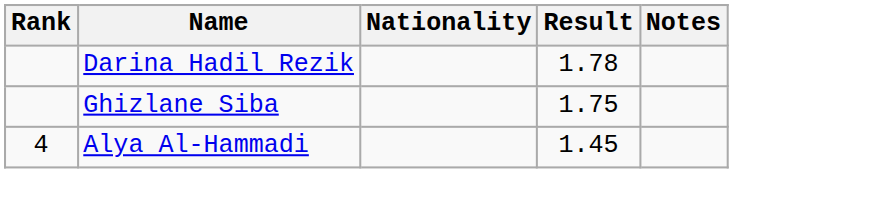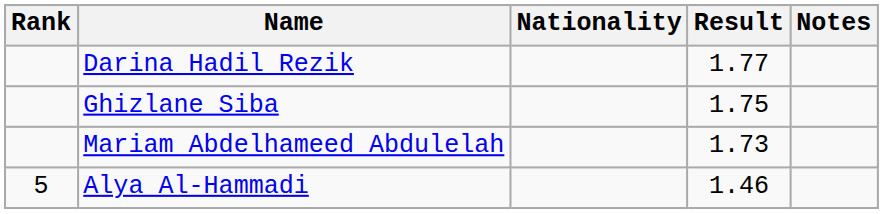(589, 66) 1.78 -> (739, 66) 1.77
+ row: (294, 147)
(41, 147) 4 -> (41, 187) 5
(589, 147) 1.45 -> (739, 187) 1.46
